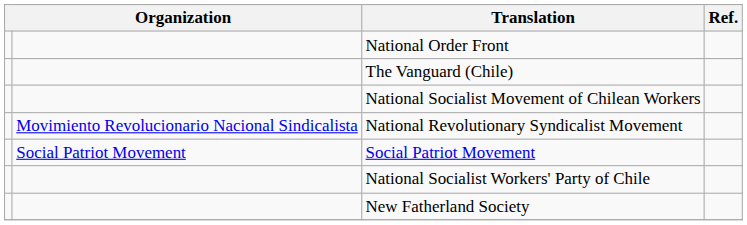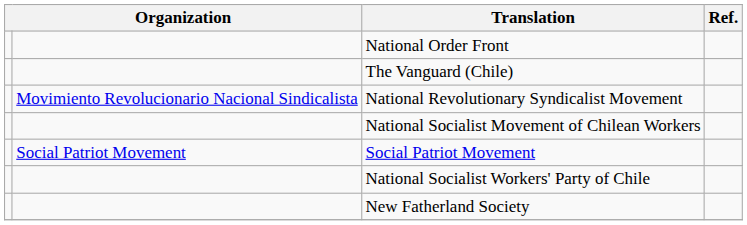rows swapped: (533, 98) <-> (524, 125)
